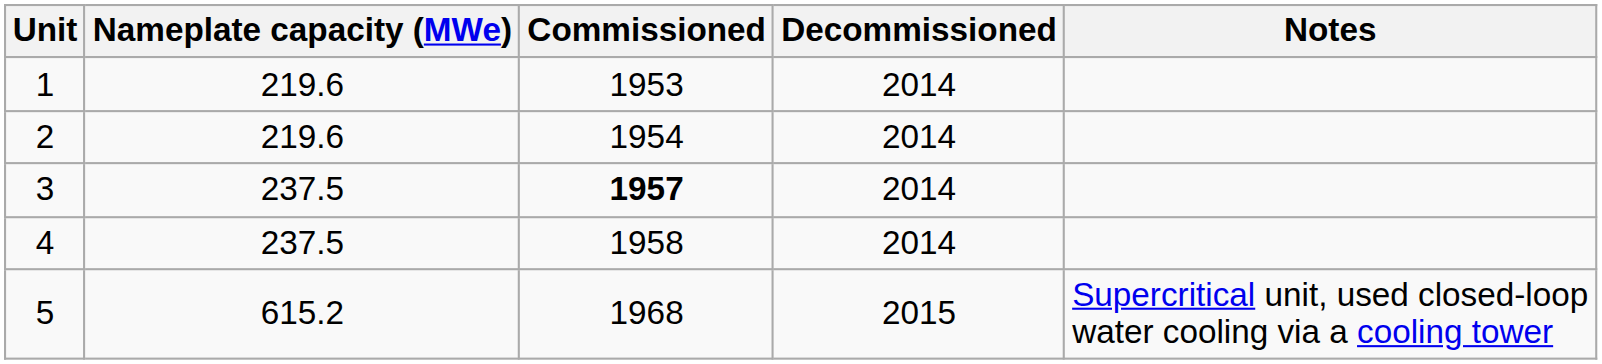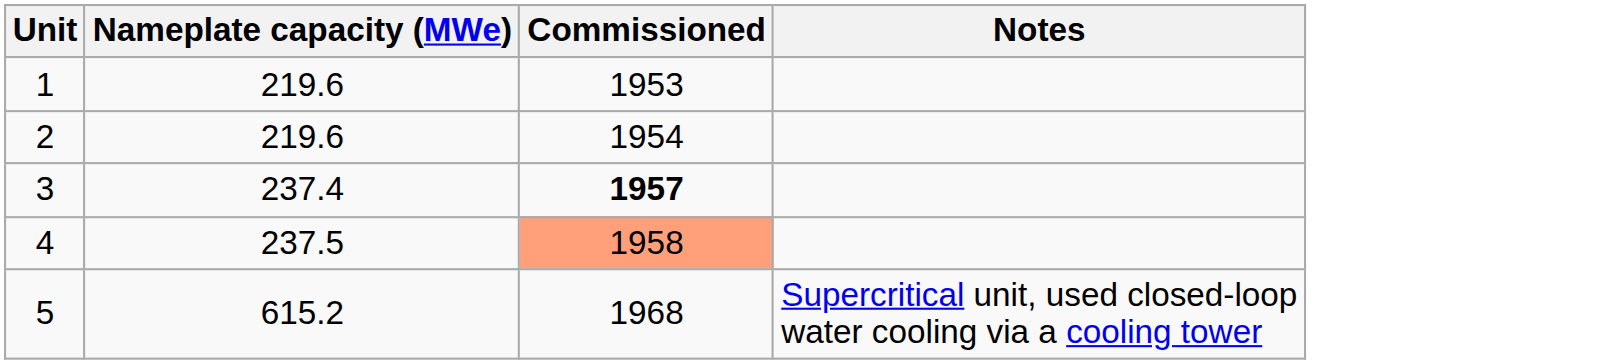- column: (919, 30)
(302, 189) 237.5 -> (302, 189) 237.4
(647, 242) no background -> (647, 242) lightsalmon background
